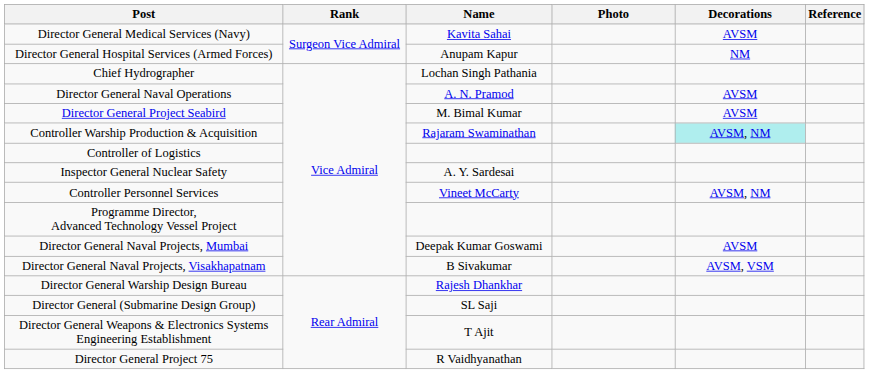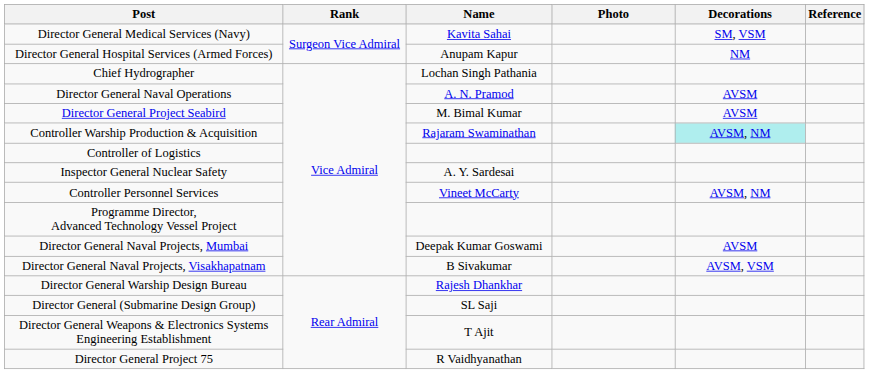(740, 34) AVSM -> (740, 34) SM, VSM
